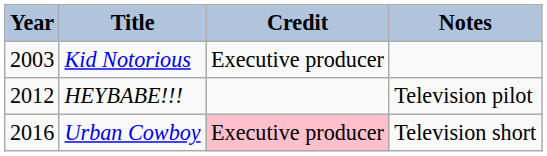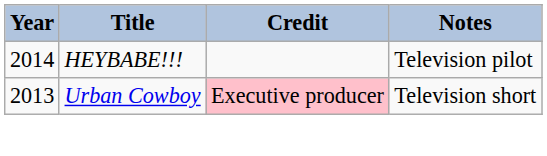- row: (128, 59)
(32, 96) 2012 -> (32, 59) 2014
(32, 132) 2016 -> (32, 96) 2013
